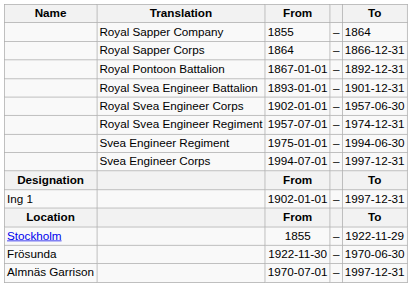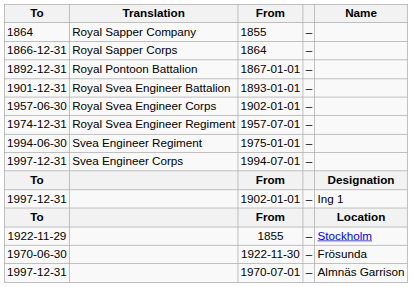columns swapped: (51, 13) <-> (375, 13)
